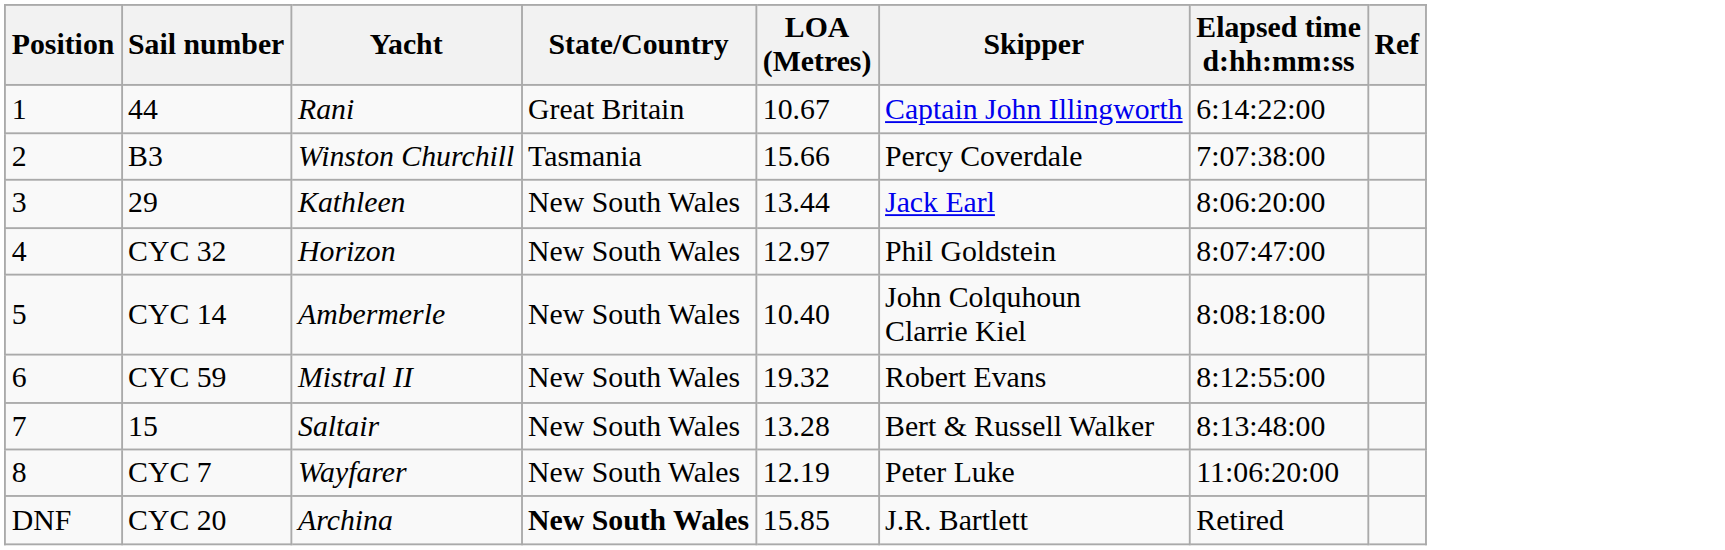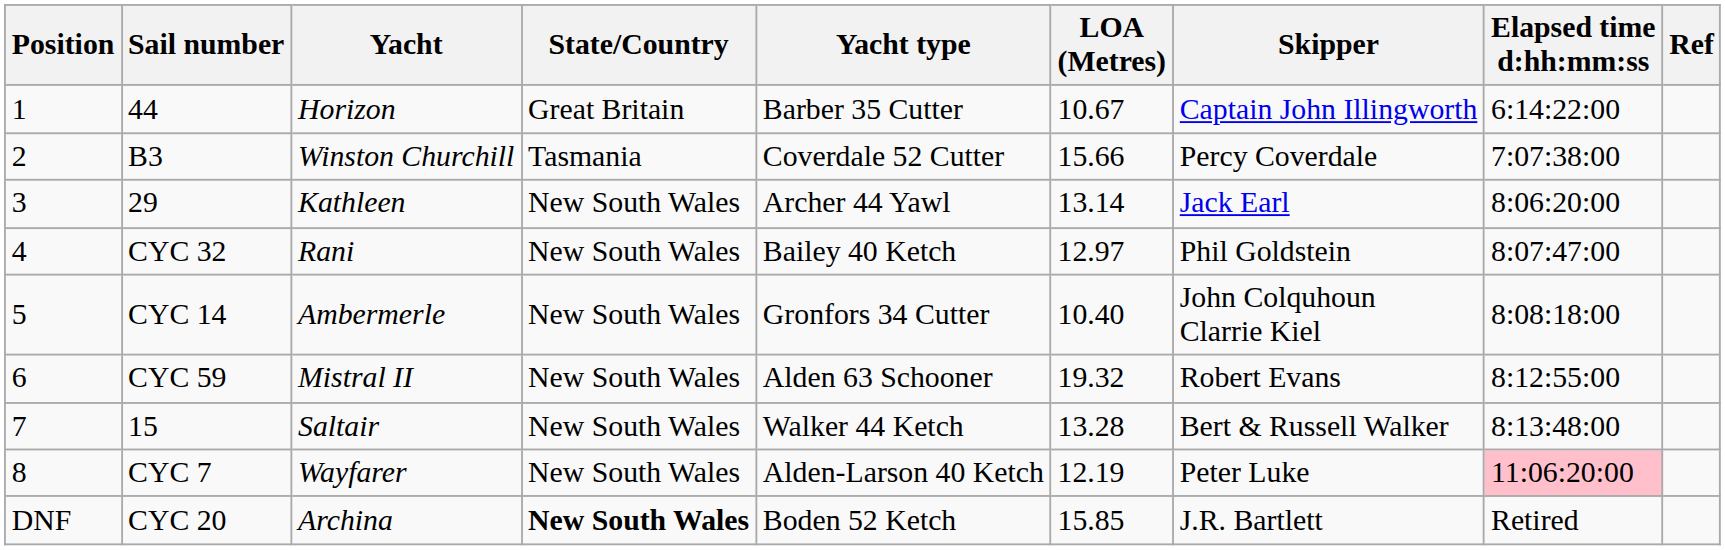+ column: (903, 44)
(326, 108) Rani -> (347, 108) Horizon
(796, 203) 13.44 -> (1091, 203) 13.14
(347, 250) Horizon -> (326, 250) Rani
(1268, 472) no background -> (1562, 472) pink background
